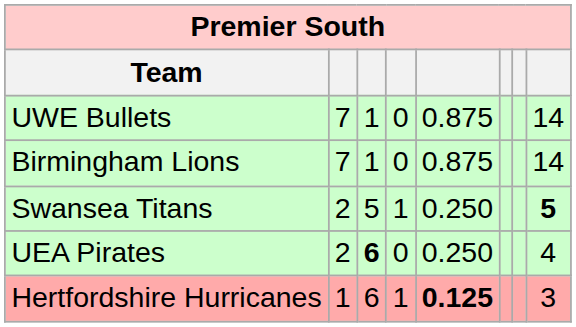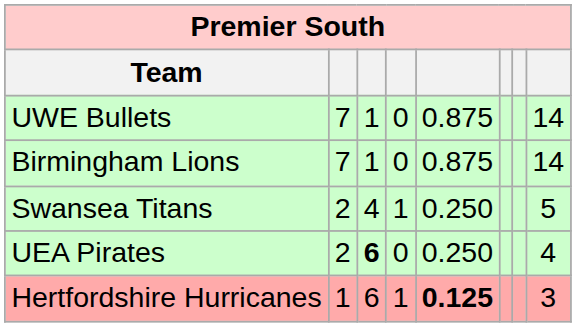(372, 207) 5 -> (372, 207) 4
(548, 207) bold -> (548, 207) normal
